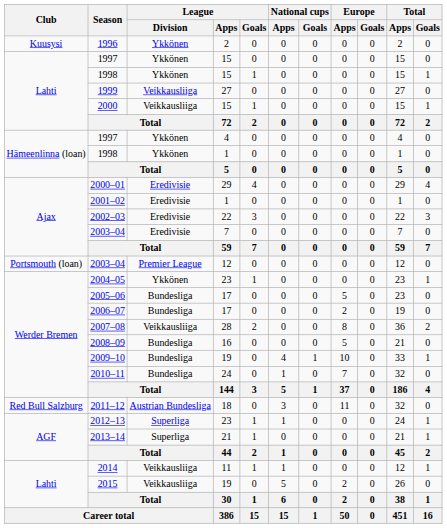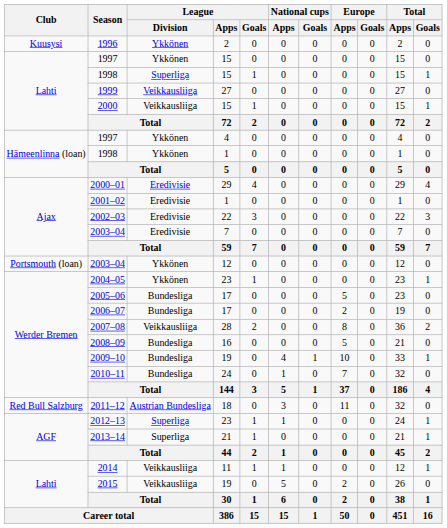(170, 75) Ykkönen -> (170, 75) Superliga
(170, 264) Premier League -> (170, 264) Ykkönen
